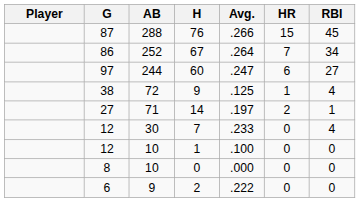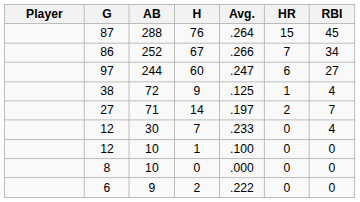(242, 33) .266 -> (242, 33) .264
(242, 52) .264 -> (242, 52) .266
(332, 110) 1 -> (332, 110) 7
